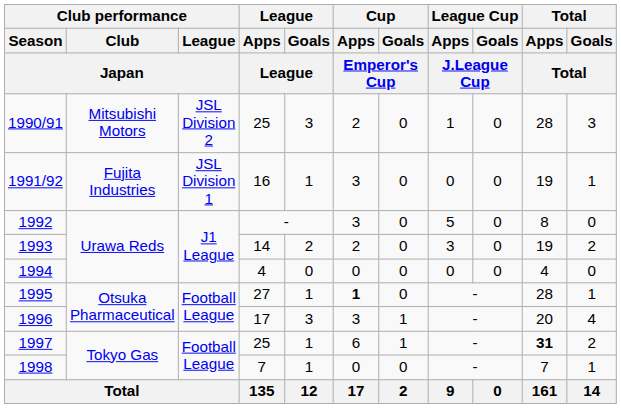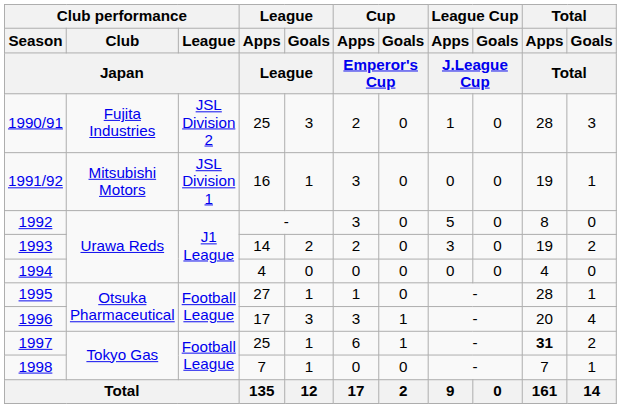(122, 123) Mitsubishi Motors -> (122, 123) Fujita Industries
(122, 181) Fujita Industries -> (122, 181) Mitsubishi Motors
(356, 294) bold -> (356, 294) normal
